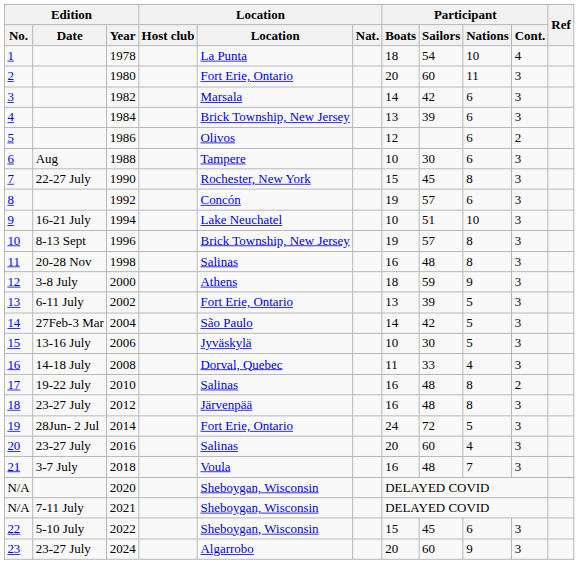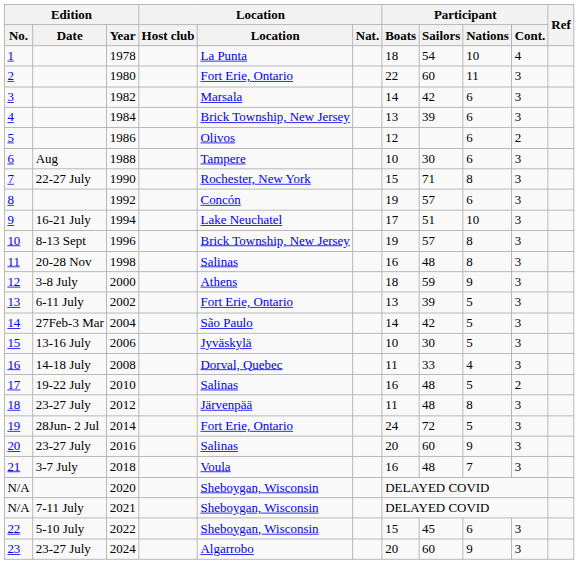(392, 76) 20 -> (392, 76) 22
(429, 179) 45 -> (429, 179) 71
(392, 220) 10 -> (392, 220) 17
(469, 384) 8 -> (469, 384) 5
(392, 405) 16 -> (391, 405) 11
(469, 446) 4 -> (469, 446) 9
